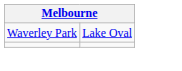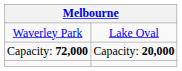+ row: (48, 51)
